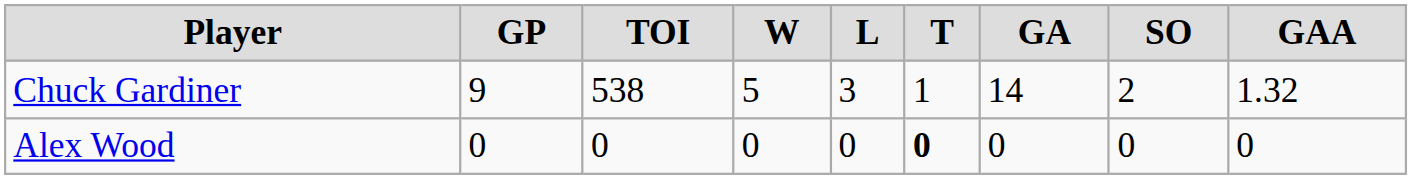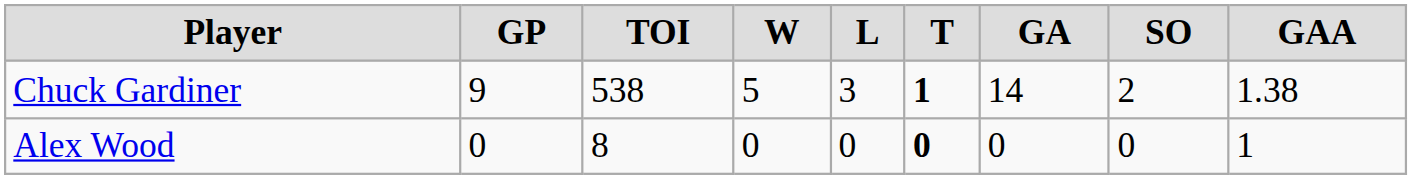(922, 88) normal -> (922, 88) bold
(1267, 88) 1.32 -> (1267, 88) 1.38
(600, 145) 0 -> (600, 145) 8
(1245, 145) 0 -> (1245, 145) 1
